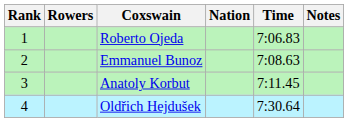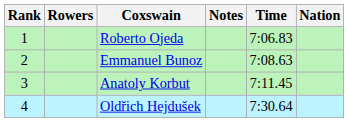columns swapped: (230, 15) <-> (323, 15)
